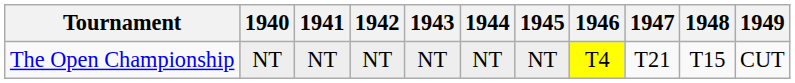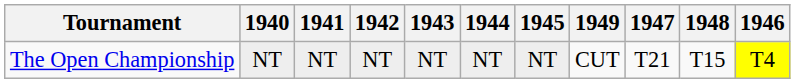columns swapped: (597, 23) <-> (762, 23)
